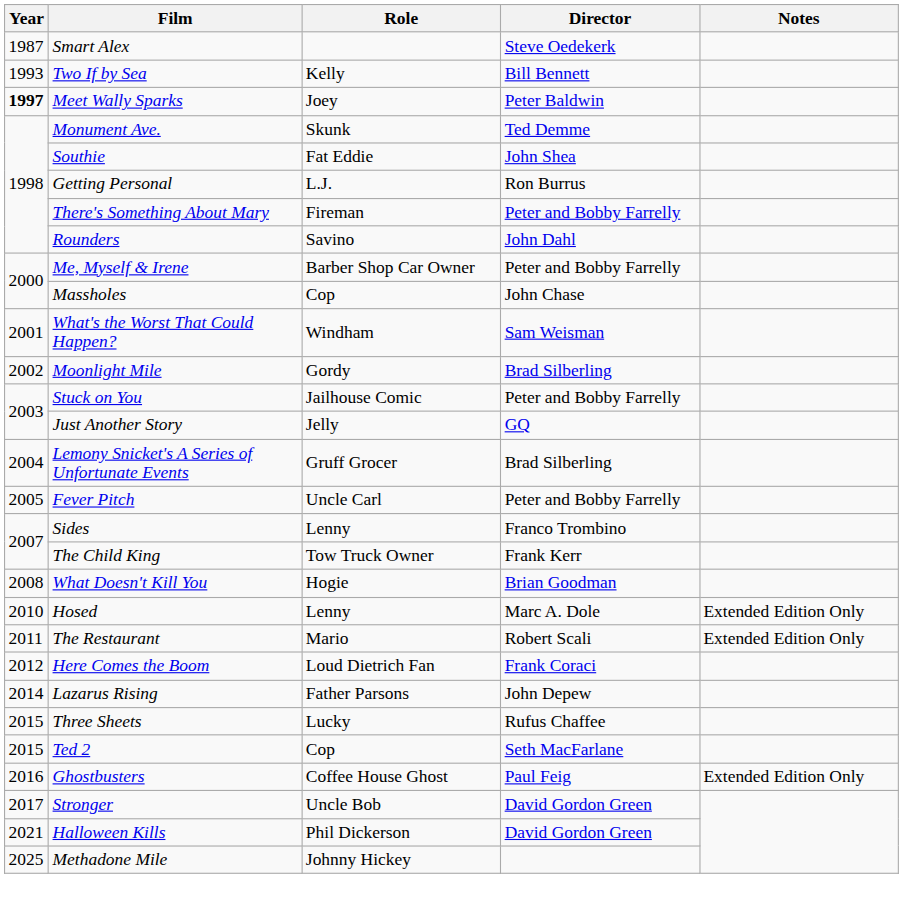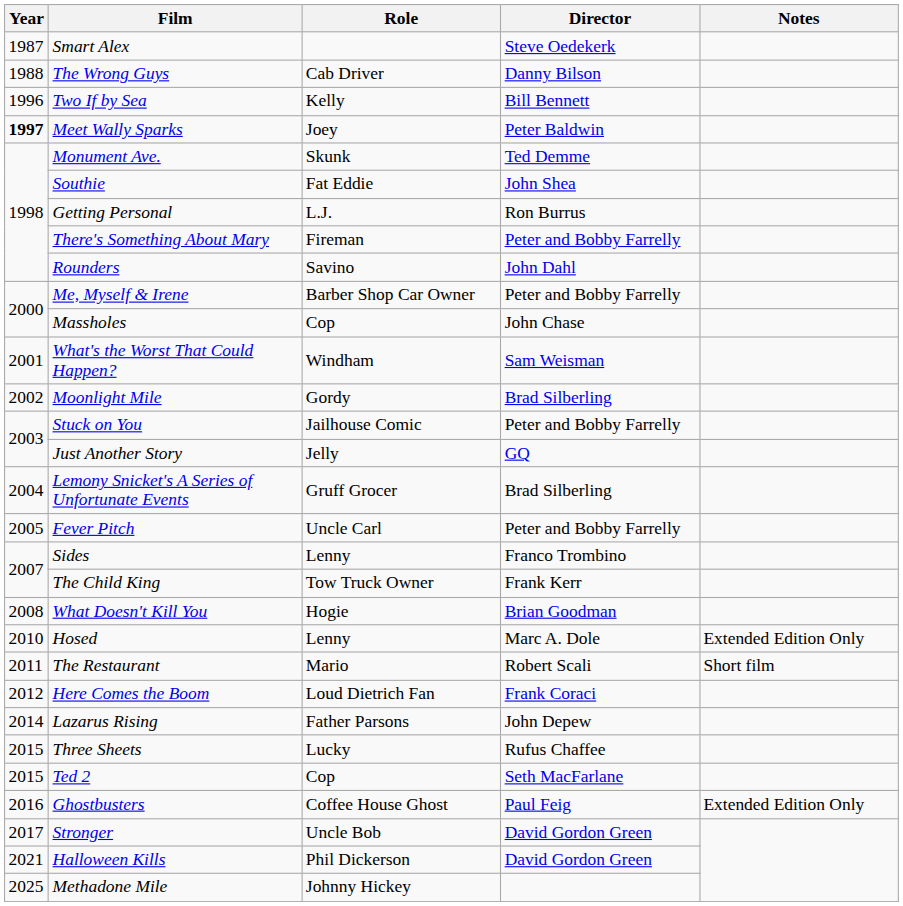+ row: (111, 73)
(26, 73) 1993 -> (26, 101) 1996
(784, 638) Extended Edition Only -> (739, 666) Short film
